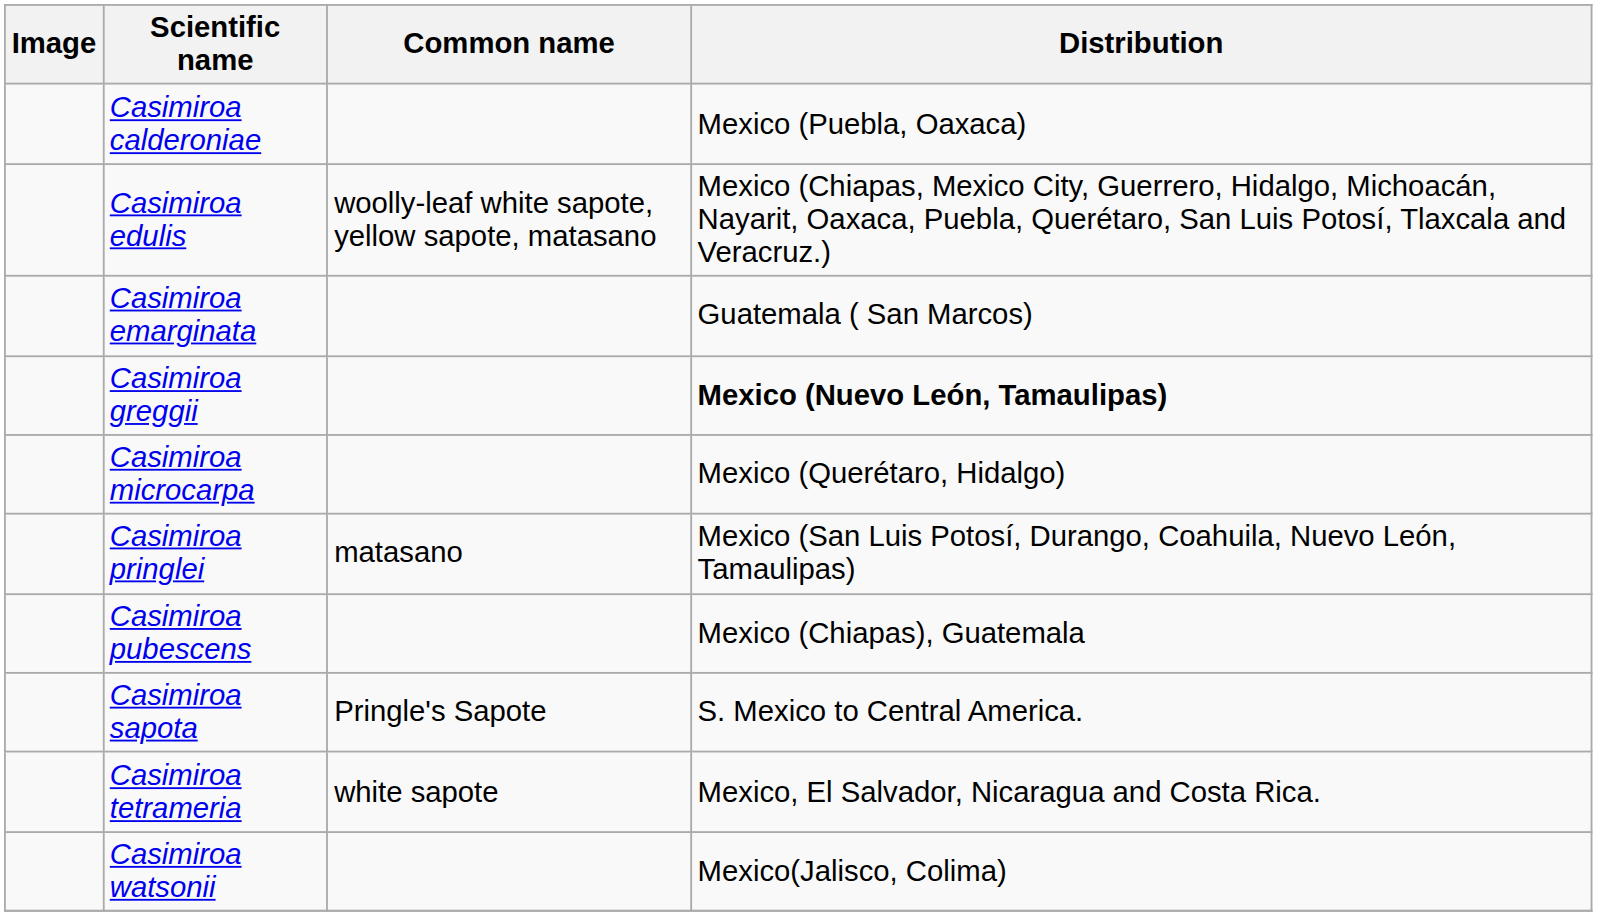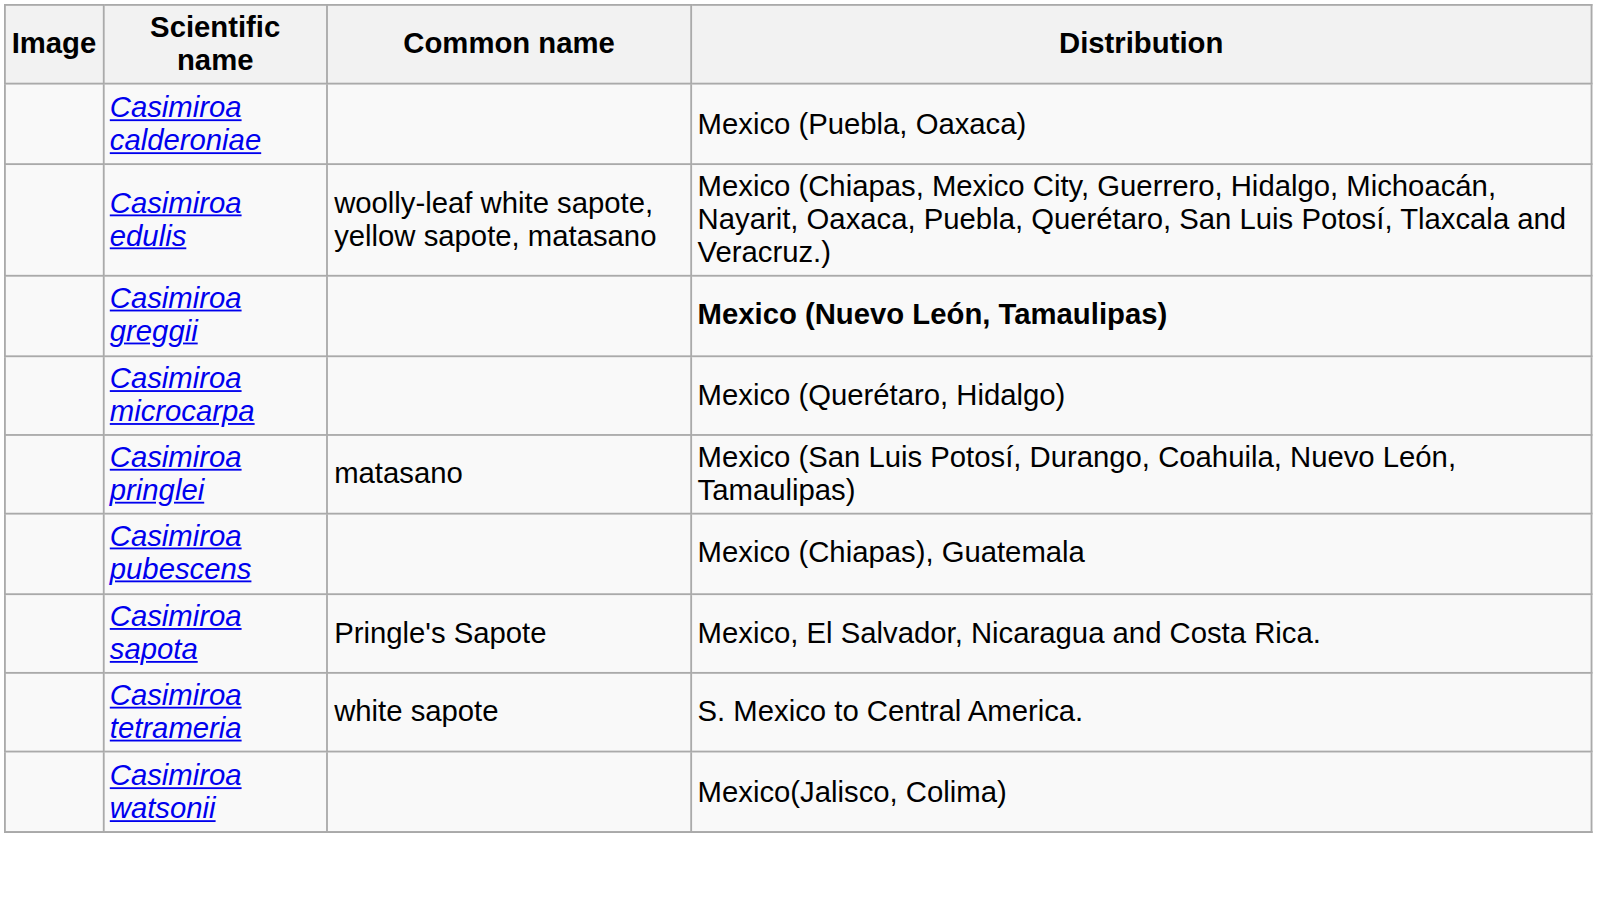- row: (183, 315)
(890, 712) S. Mexico to Central America. -> (1009, 632) Mexico, El Salvador, Nicaragua and Costa Rica.
(1009, 791) Mexico, El Salvador, Nicaragua and Costa Rica. -> (890, 712) S. Mexico to Central America.
